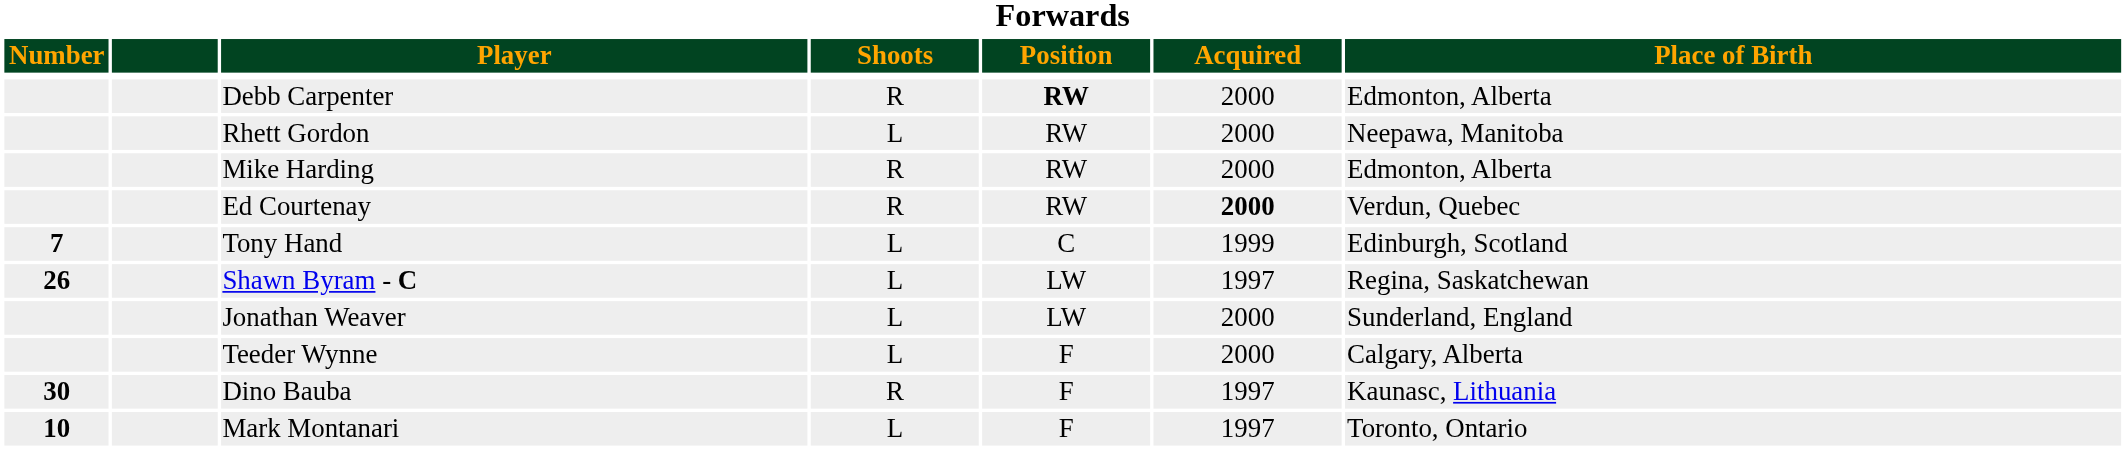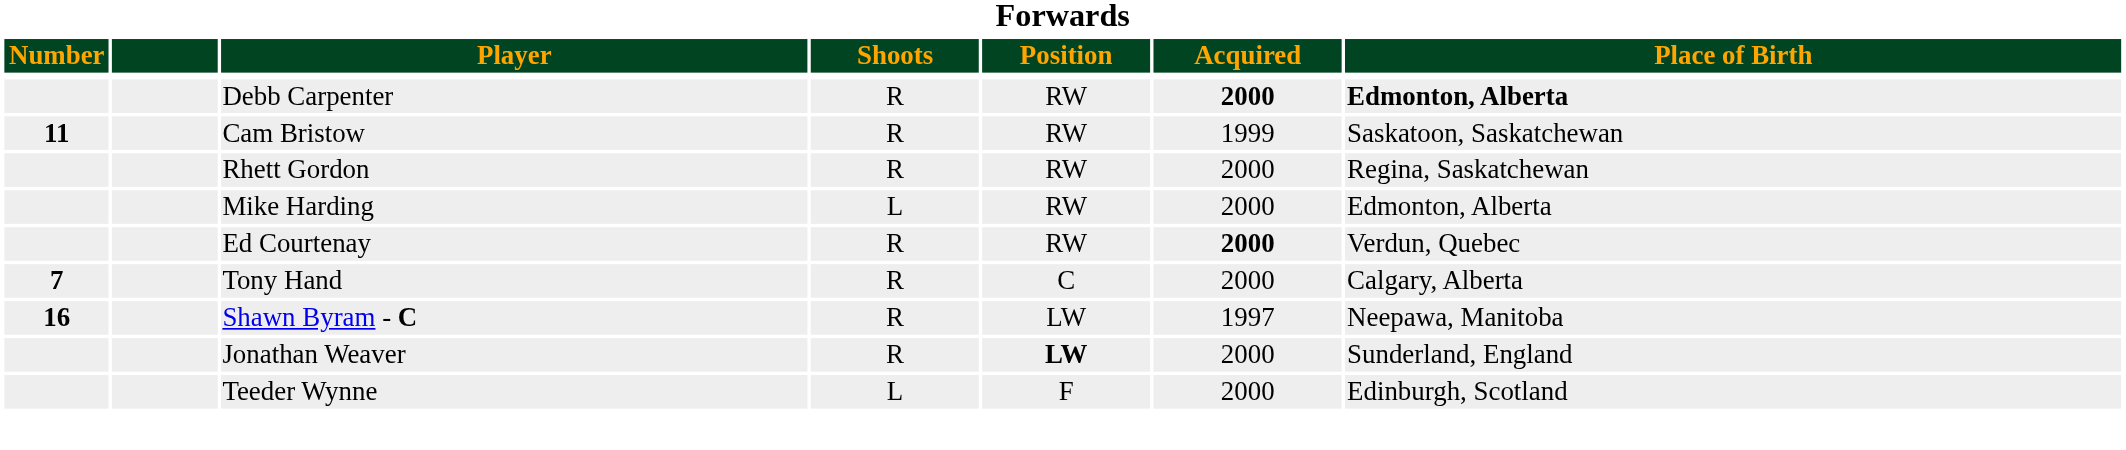(1066, 95) bold -> (1066, 95) normal
(1248, 95) normal -> (1248, 95) bold
(1449, 95) normal -> (1458, 95) bold
+ row: (294, 132)
(895, 132) L -> (895, 169) R
(1455, 132) Neepawa, Manitoba -> (1468, 169) Regina, Saskatchewan
(895, 169) R -> (895, 206) L
(895, 243) L -> (895, 280) R
(1248, 243) 1999 -> (1248, 280) 2000
(1457, 243) Edinburgh, Scotland -> (1435, 280) Calgary, Alberta
(57, 280) 26 -> (57, 317) 16
(895, 280) L -> (895, 317) R
(1468, 280) Regina, Saskatchewan -> (1455, 317) Neepawa, Manitoba
(895, 317) L -> (895, 354) R
(1066, 317) normal -> (1066, 354) bold
(1435, 354) Calgary, Alberta -> (1457, 391) Edinburgh, Scotland
- row: (287, 391)
- row: (311, 428)
